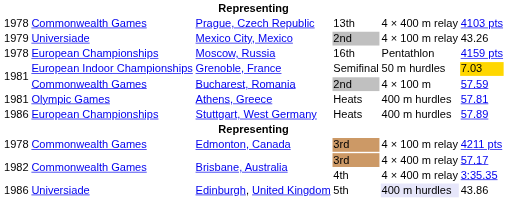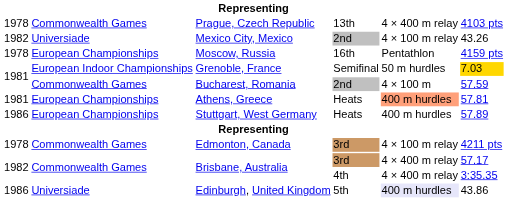(16, 38) 1979 -> (16, 38) 1982
(71, 99) Olympic Games -> (95, 99) European Championships
(417, 99) no background -> (417, 99) lightsalmon background
